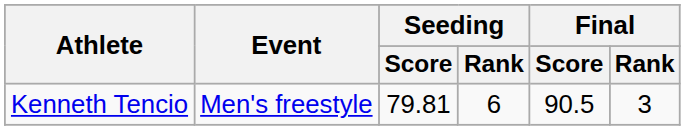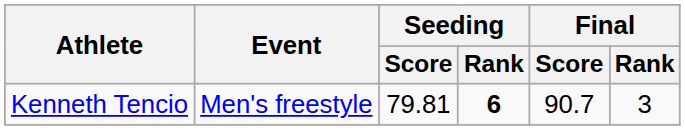(494, 105) normal -> (494, 105) bold
(569, 105) 90.5 -> (569, 105) 90.7
